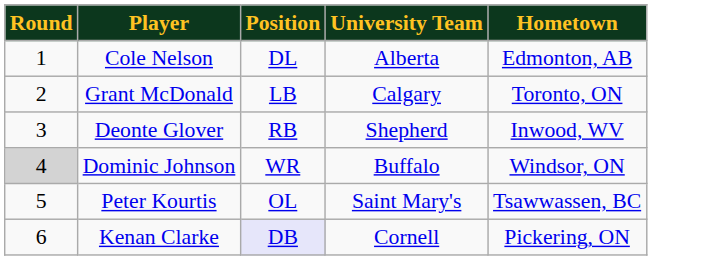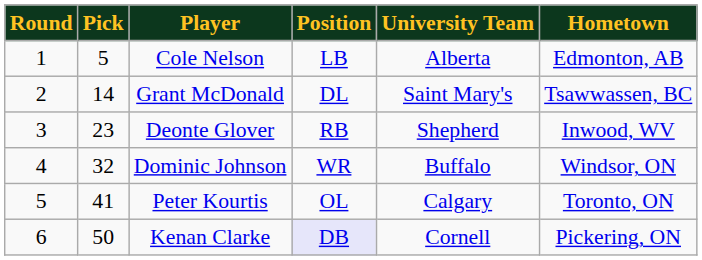+ column: (103, 22)
(283, 58) DL -> (334, 58) LB
(283, 94) LB -> (334, 94) DL
(407, 94) Calgary -> (458, 94) Saint Mary's
(567, 94) Toronto, ON -> (618, 94) Tsawwassen, BC
(41, 165) lightgrey background -> (41, 165) no background
(407, 201) Saint Mary's -> (458, 201) Calgary
(567, 201) Tsawwassen, BC -> (618, 201) Toronto, ON
